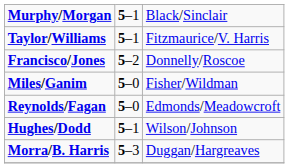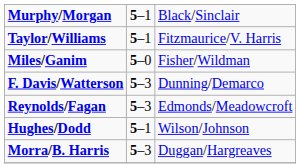- row: (56, 60)
+ row: (66, 83)
(129, 106) 5–0 -> (141, 106) 5–3
